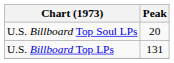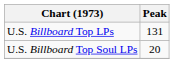rows swapped: (60, 49) <-> (72, 31)
